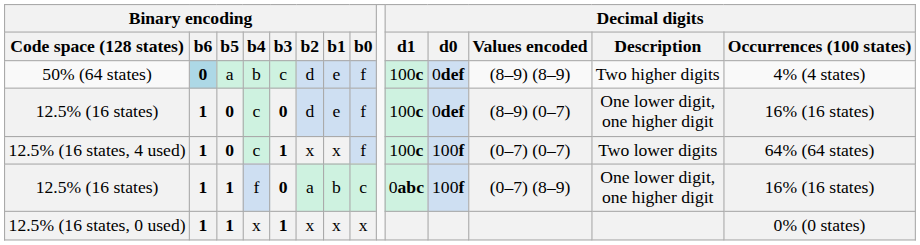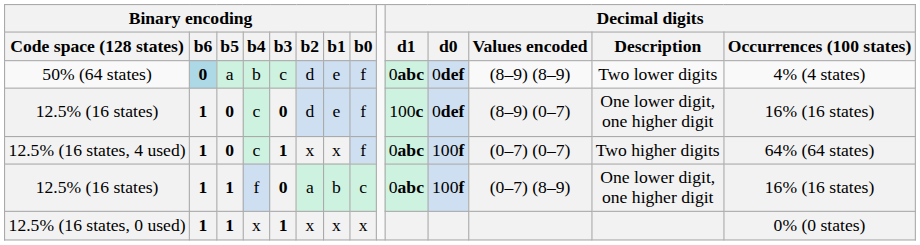(406, 74) 100c -> (406, 74) 0abc
(658, 74) Two higher digits -> (658, 74) Two lower digits
(406, 149) 100c -> (406, 149) 0abc
(658, 149) Two lower digits -> (658, 149) Two higher digits
